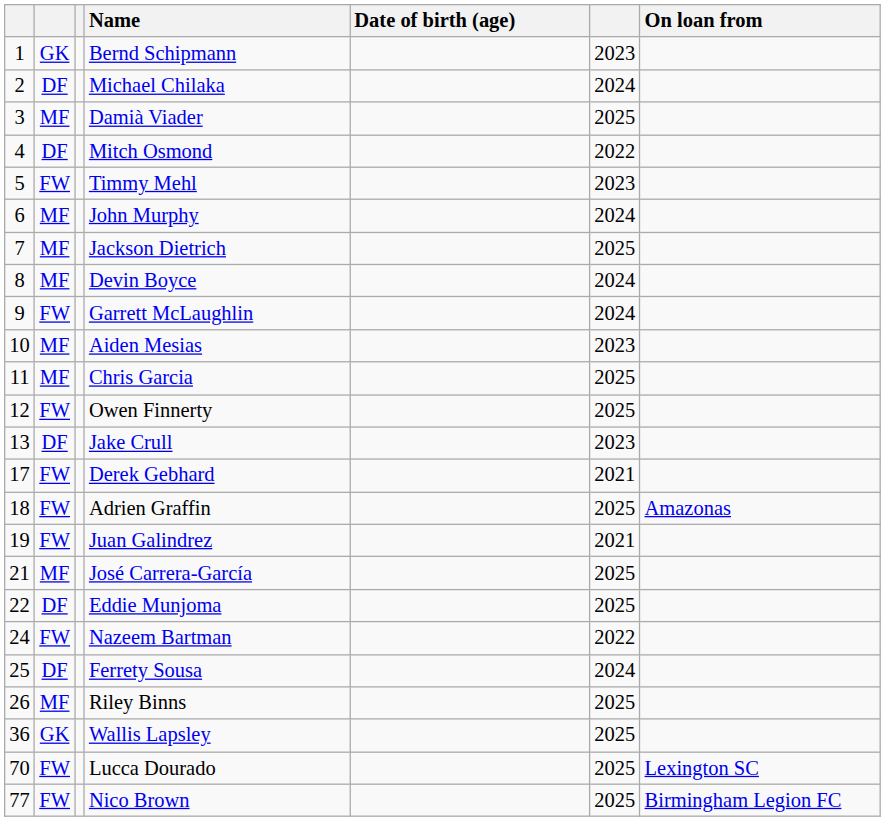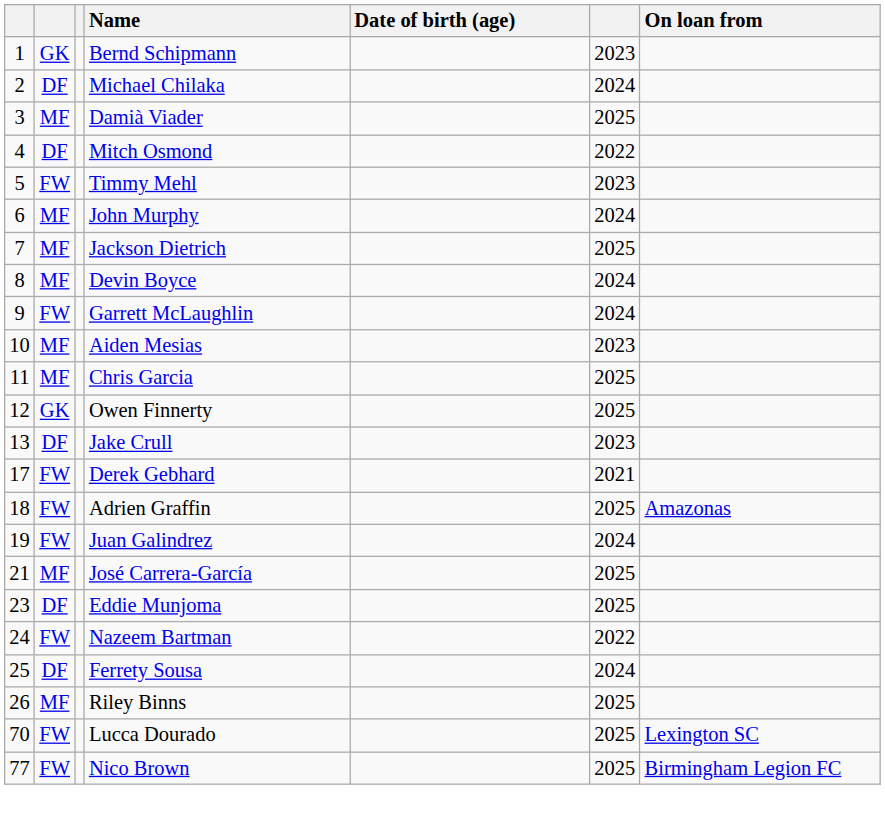(55, 410) FW -> (55, 410) GK
(615, 540) 2021 -> (615, 540) 2024
(20, 605) 22 -> (20, 605) 23
- row: (150, 735)
